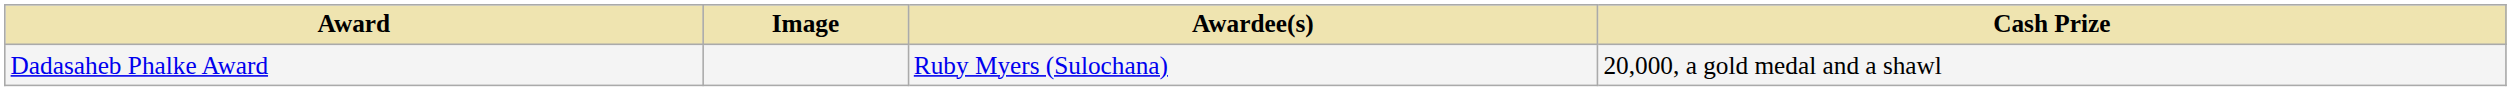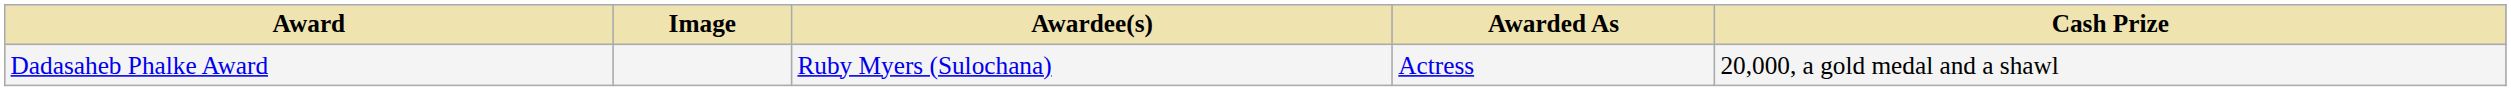+ column: (1554, 24)
